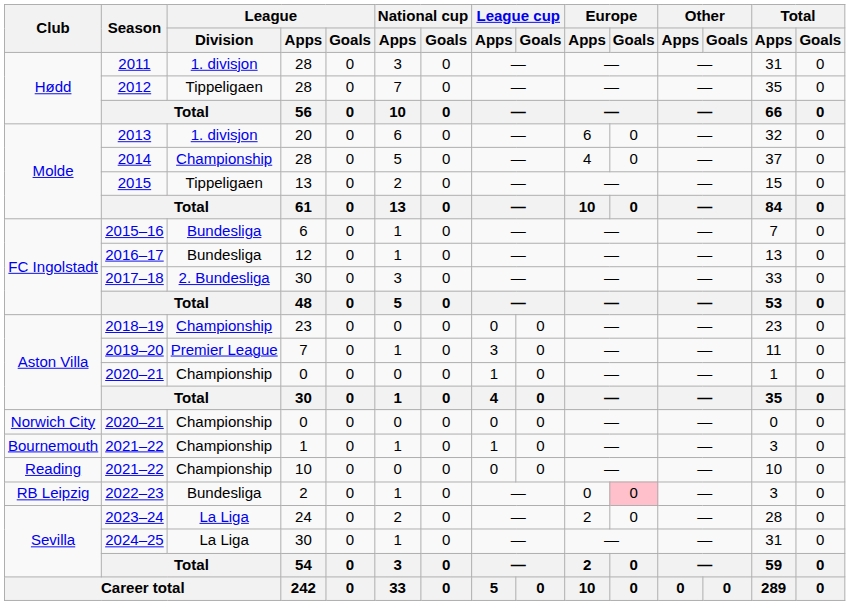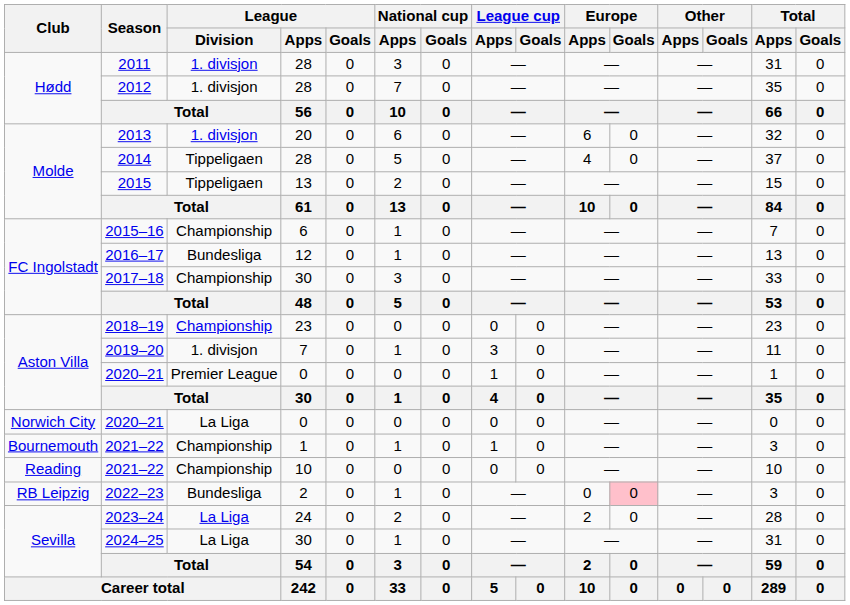(224, 87) Tippeligaen -> (224, 87) 1. divisjon
(224, 159) Championship -> (224, 159) Tippeligaen
(224, 231) Bundesliga -> (224, 231) Championship
(224, 278) 2. Bundesliga -> (224, 278) Championship
(224, 350) Premier League -> (224, 350) 1. divisjon
(224, 374) Championship -> (224, 374) Premier League
(224, 421) Championship -> (224, 421) La Liga
